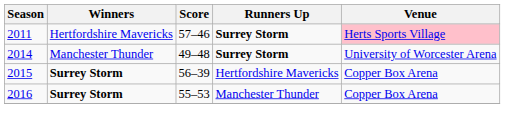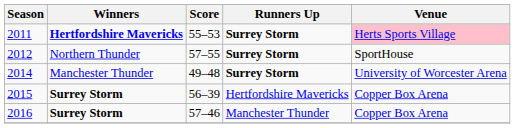(111, 34) normal -> (116, 34) bold
(194, 34) 57–46 -> (204, 34) 55–53
+ row: (20, 53)
(194, 93) 55–53 -> (204, 113) 57–46
